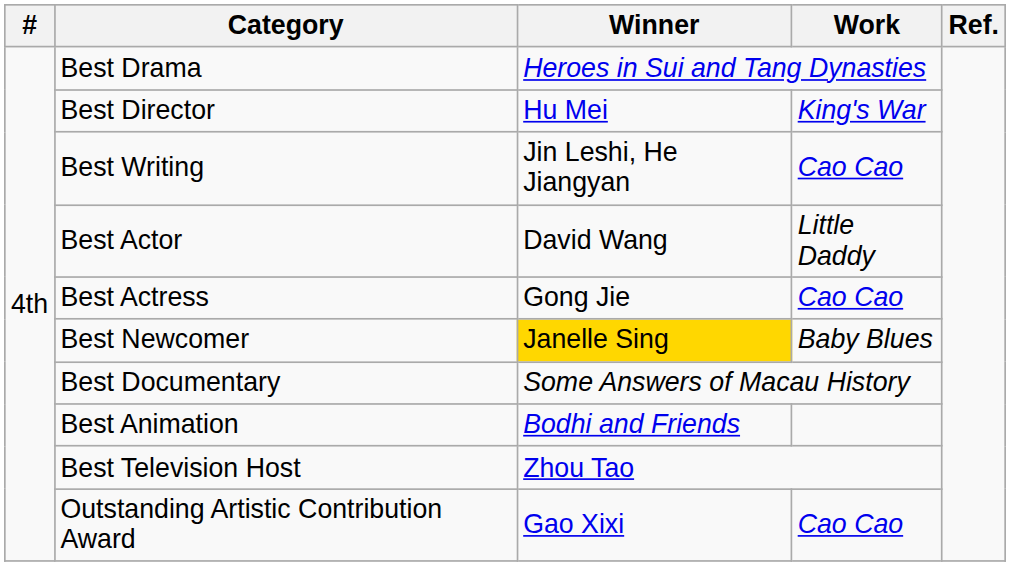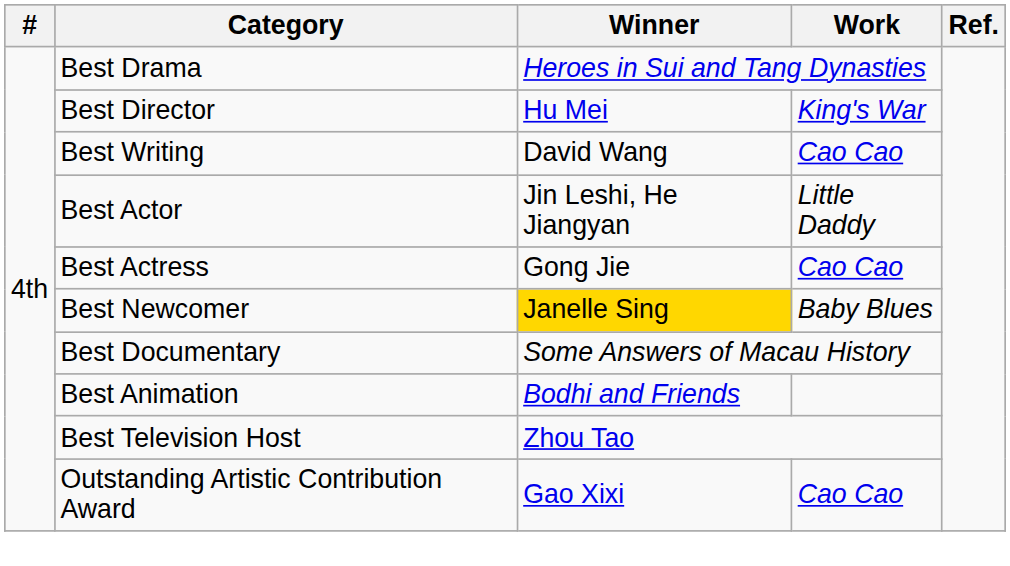(600, 167) Jin Leshi, He Jiangyan -> (595, 152) David Wang
(595, 240) David Wang -> (600, 210) Jin Leshi, He Jiangyan
